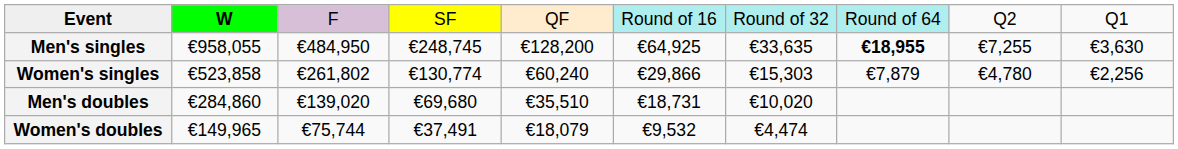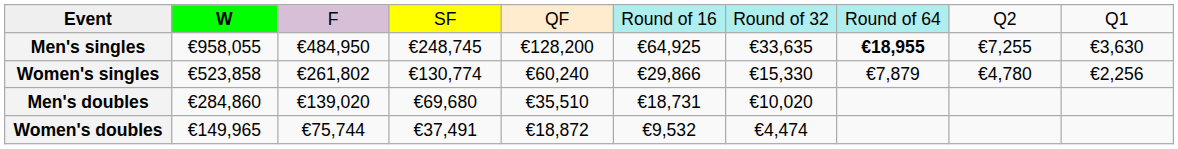(781, 74) €15,303 -> (781, 74) €15,330
(557, 130) €18,079 -> (557, 130) €18,872
